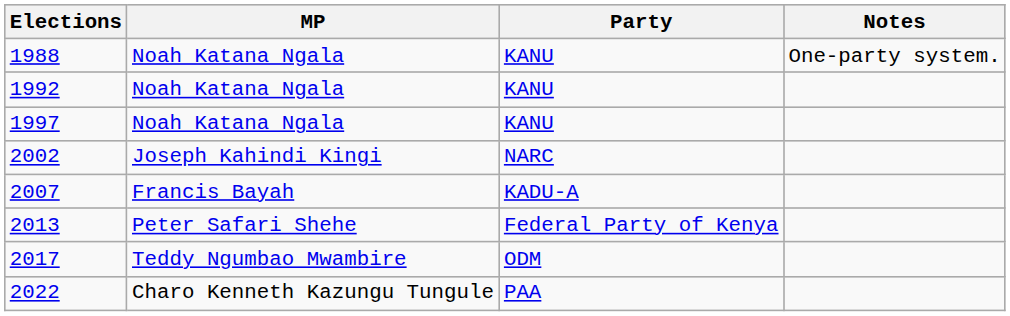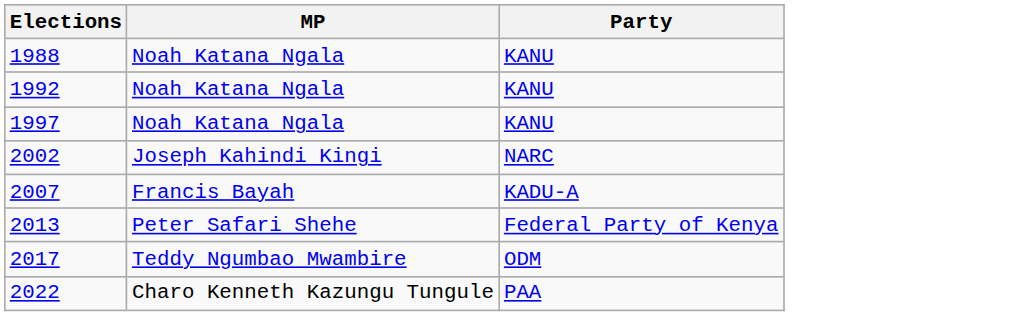- column: (895, 22)
